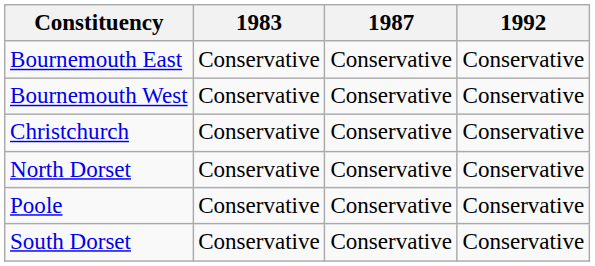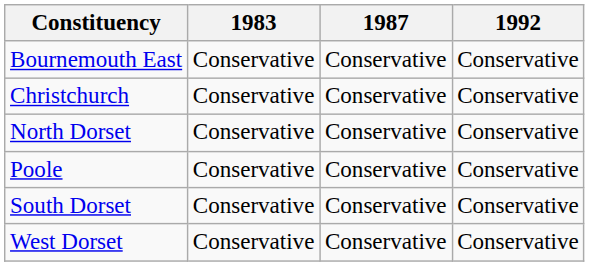- row: (99, 95)
+ row: (66, 242)
